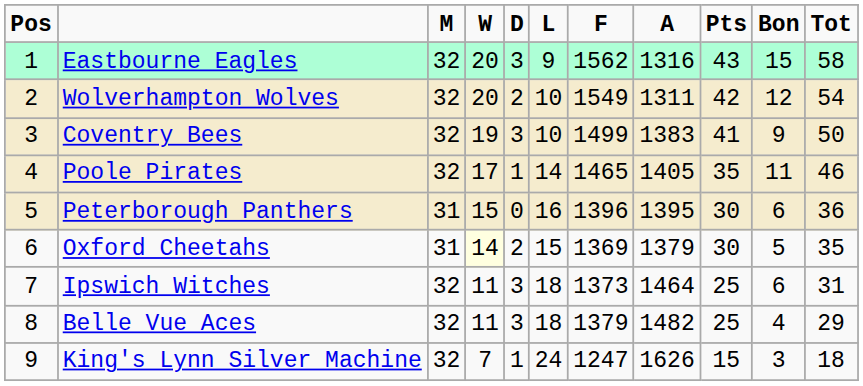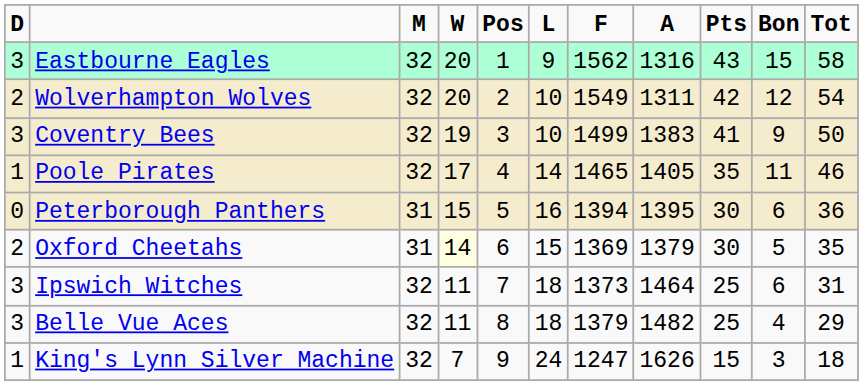columns swapped: (31, 24) <-> (517, 24)
(601, 211) 1396 -> (601, 211) 1394
